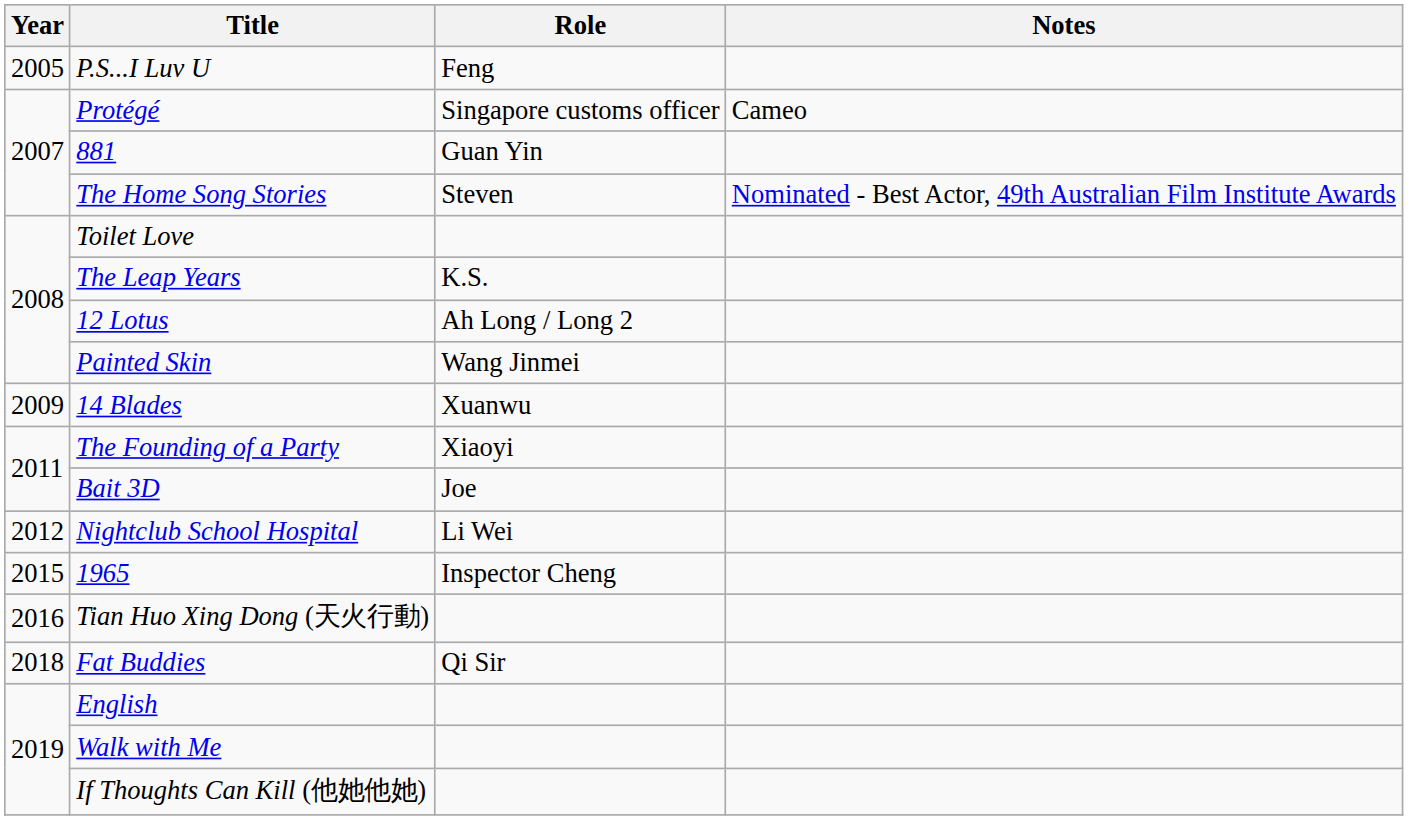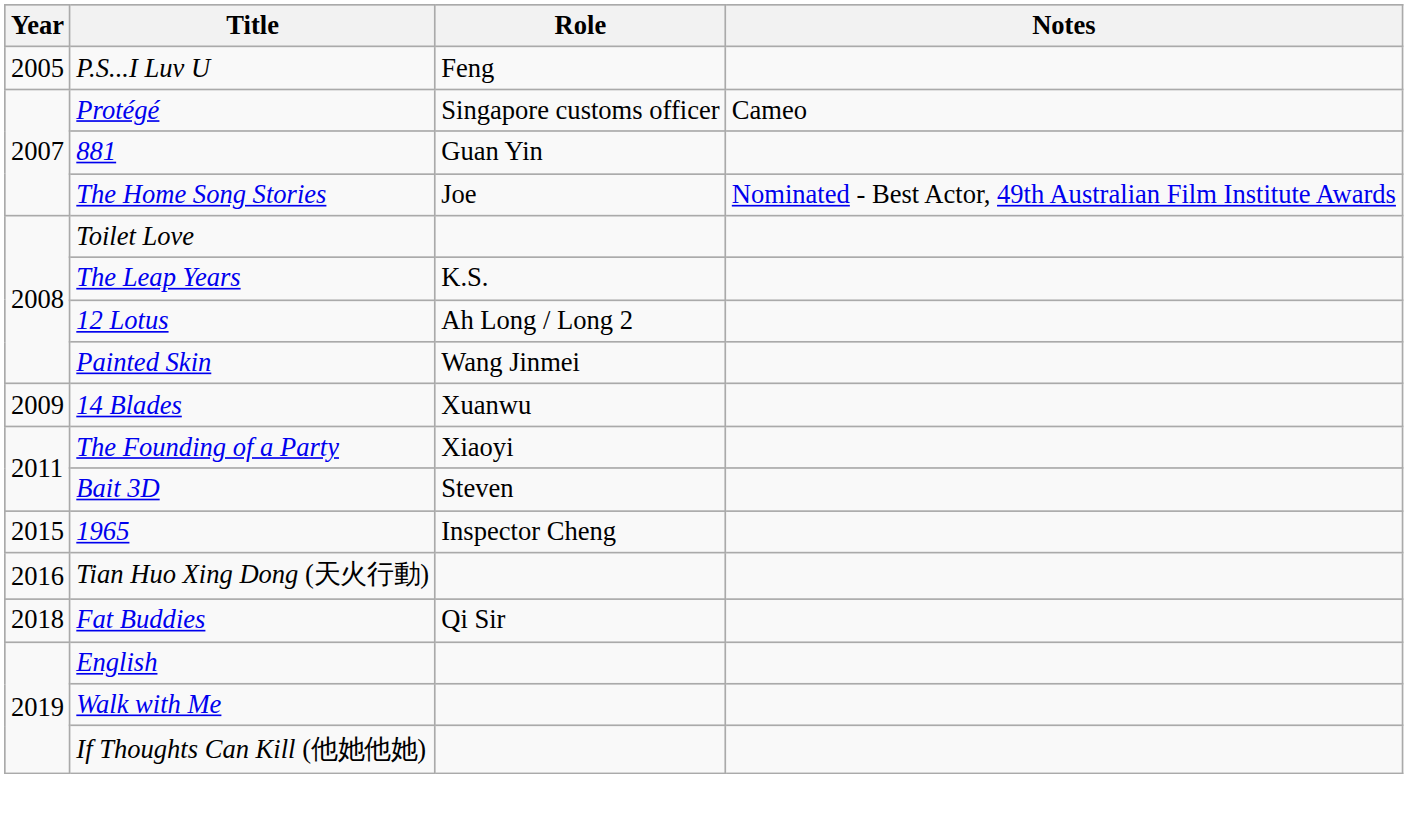(477, 194) Steven -> (459, 194) Joe
(459, 488) Joe -> (477, 488) Steven
- row: (217, 531)
